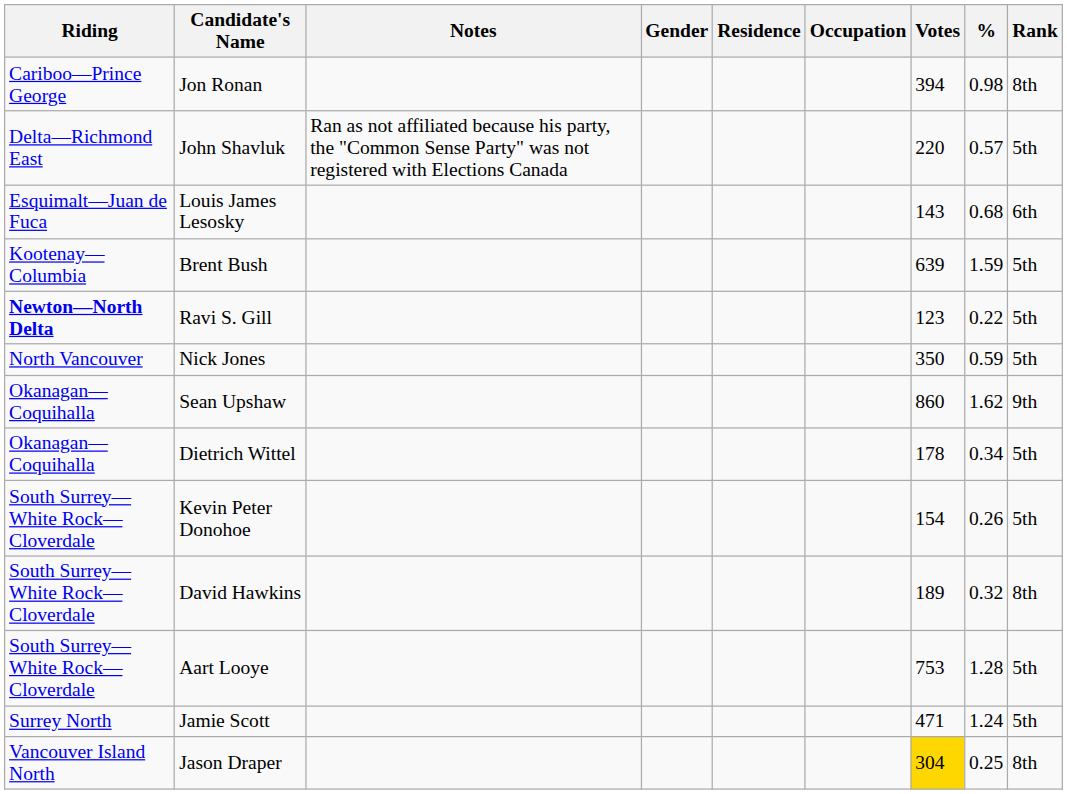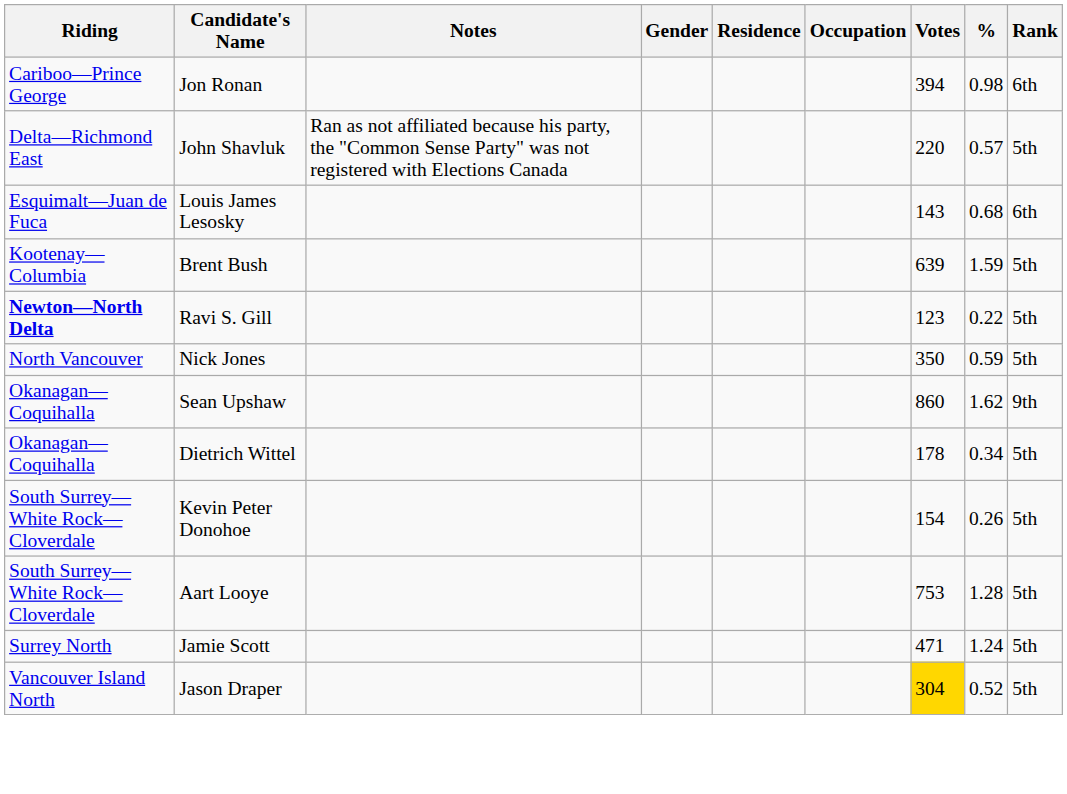(1025, 83) 8th -> (1025, 83) 6th
- row: (240, 593)
(986, 762) 0.25 -> (986, 687) 0.52
(1025, 762) 8th -> (1025, 687) 5th
